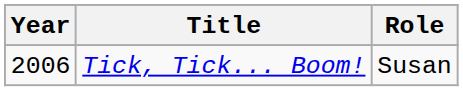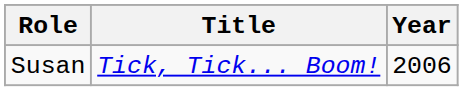columns swapped: (41, 25) <-> (415, 25)
